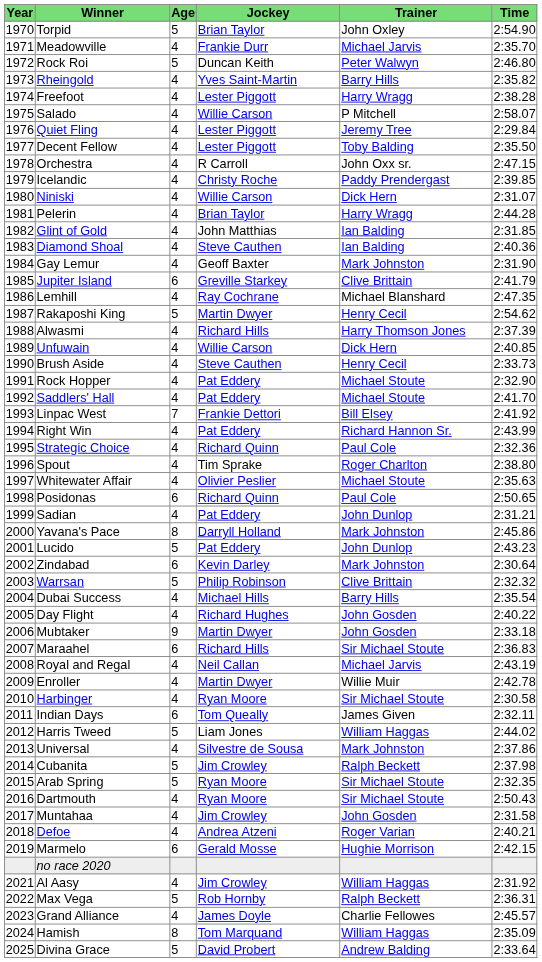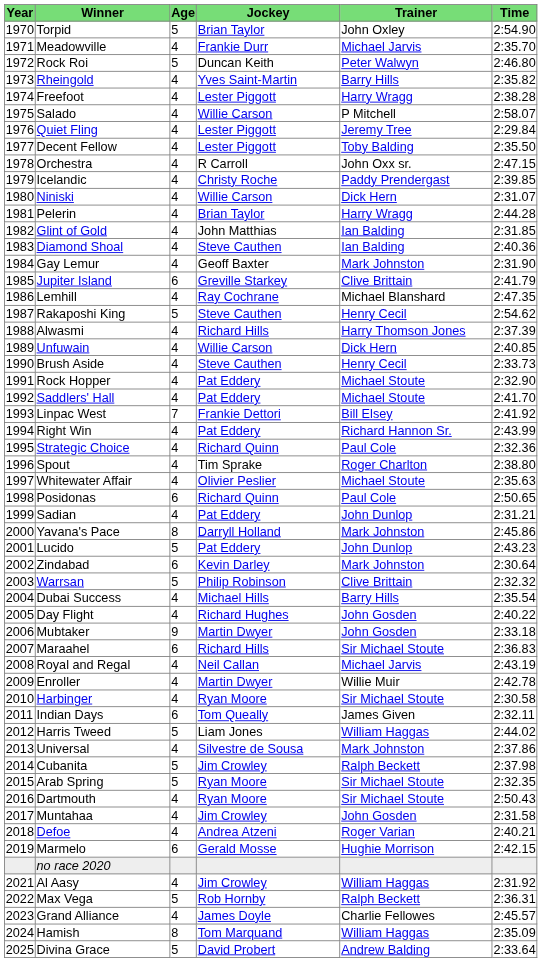(235, 314) Martin Dwyer -> (240, 314) Steve Cauthen
